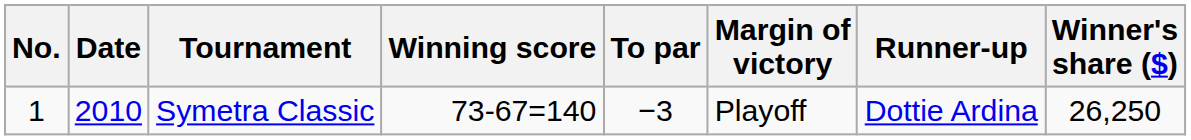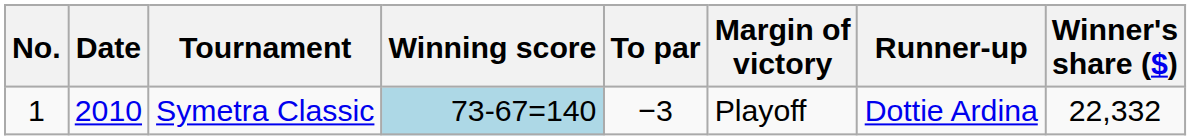(524, 111) no background -> (524, 111) lightblue background
(1115, 111) 26,250 -> (1115, 111) 22,332
